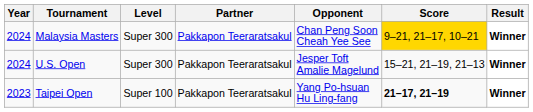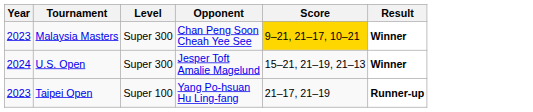- column: (235, 13)
(19, 36) 2024 -> (19, 36) 2023
(416, 93) bold -> (297, 93) normal
(508, 93) Winner -> (397, 93) Runner-up
